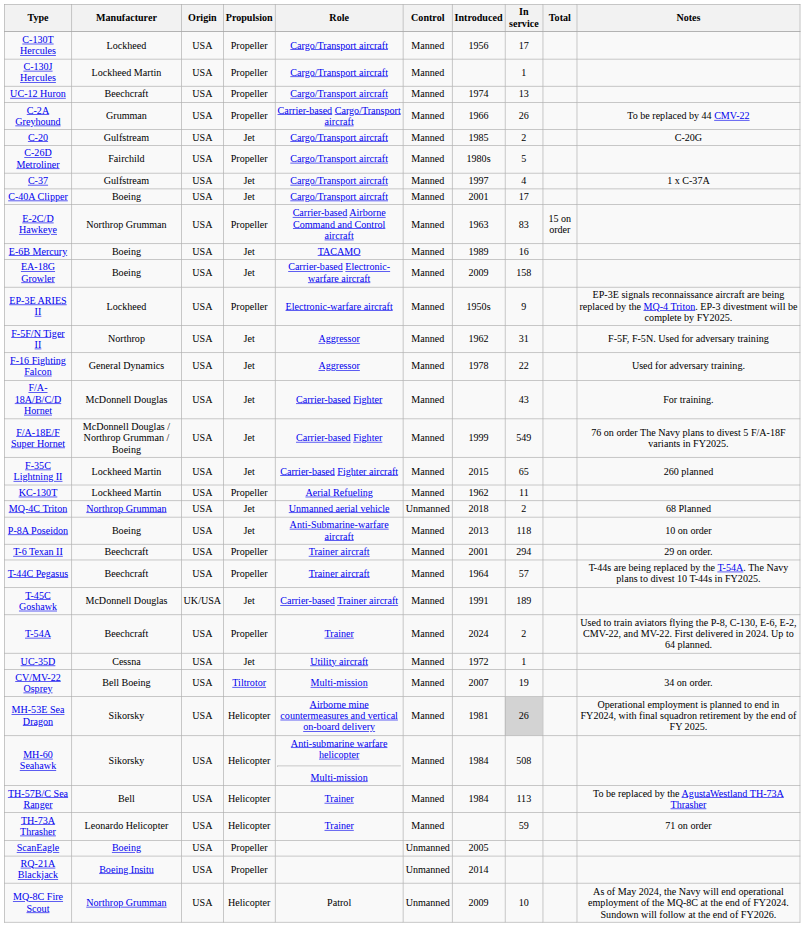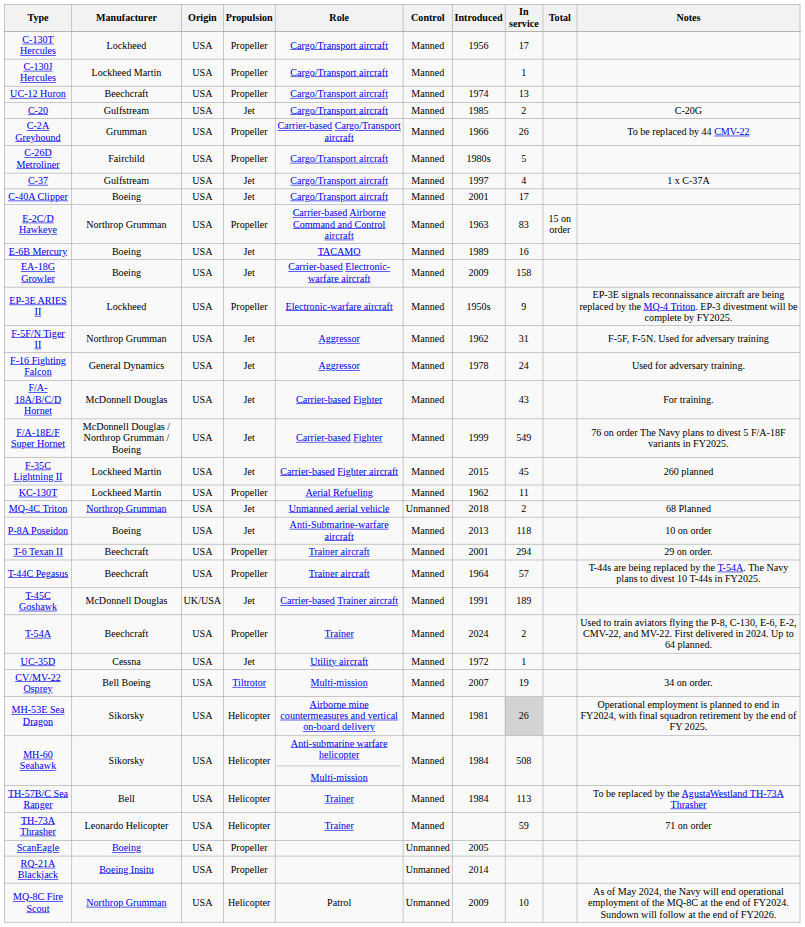rows swapped: (38, 116) <-> (38, 137)
(126, 339) Northrop -> (126, 339) Northrop Grumman
(524, 366) 22 -> (524, 366) 24
(524, 471) 65 -> (524, 471) 45
